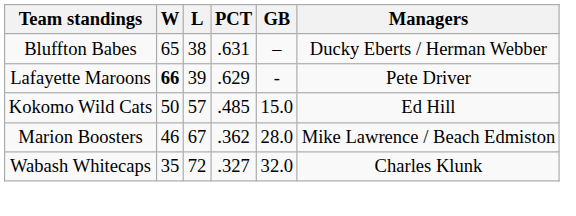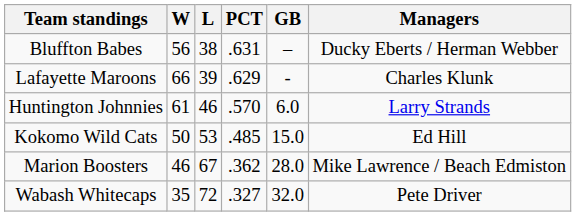(170, 48) 65 -> (181, 48) 56
(170, 78) bold -> (181, 78) normal
(428, 78) Pete Driver -> (439, 78) Charles Klunk
+ row: (86, 107)
(197, 107) 57 -> (208, 136) 53
(428, 166) Charles Klunk -> (439, 195) Pete Driver
